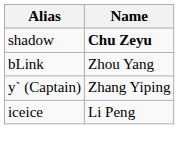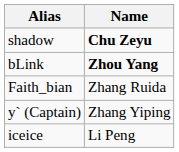(121, 64) normal -> (123, 64) bold
+ row: (40, 87)
